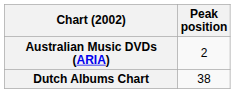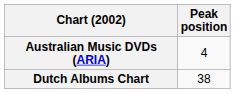(204, 53) 2 -> (204, 53) 4
